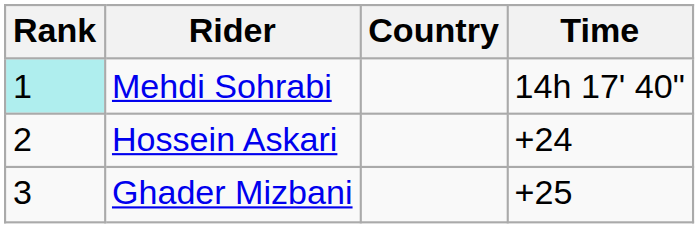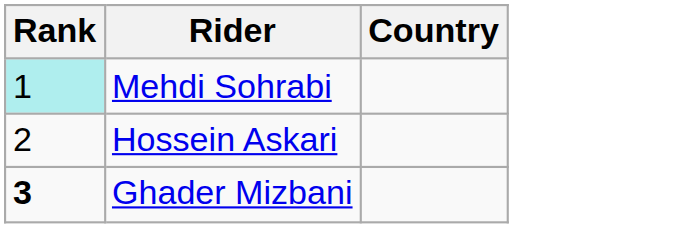- column: (600, 31)
(22, 193) normal -> (22, 193) bold
